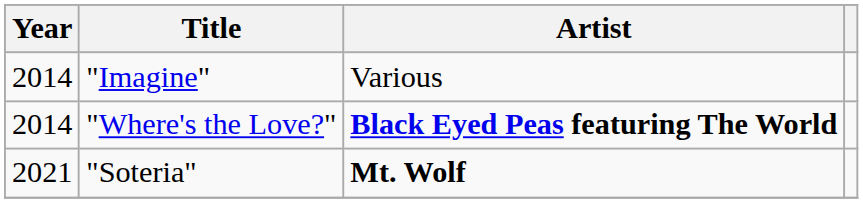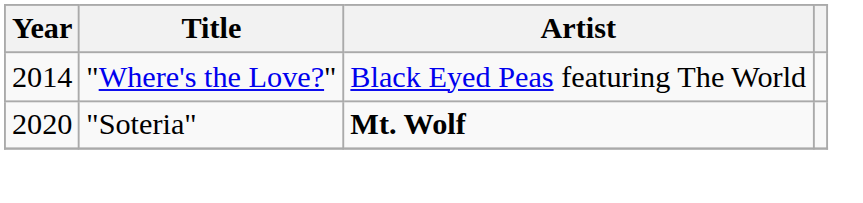- row: (148, 76)
(594, 124) bold -> (578, 76) normal
(42, 172) 2021 -> (42, 124) 2020
